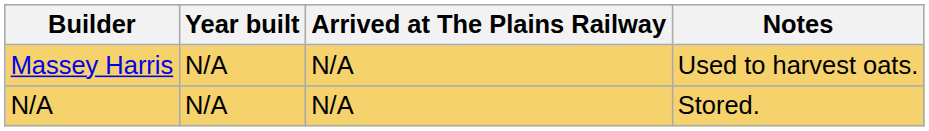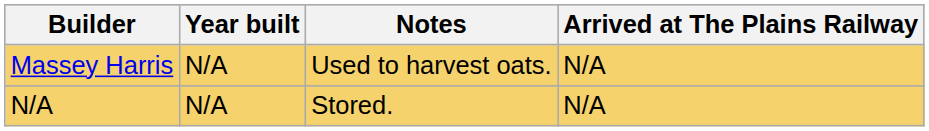columns swapped: (489, 24) <-> (798, 24)
